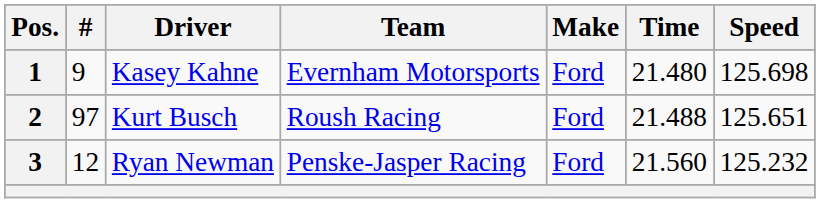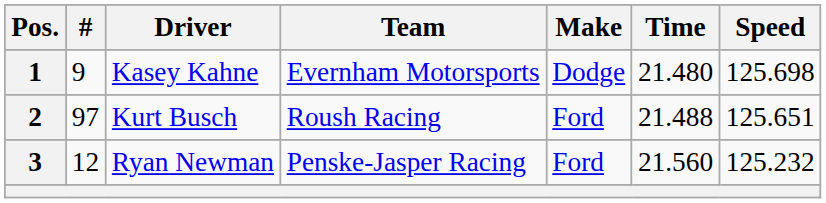(578, 72) Ford -> (589, 72) Dodge
